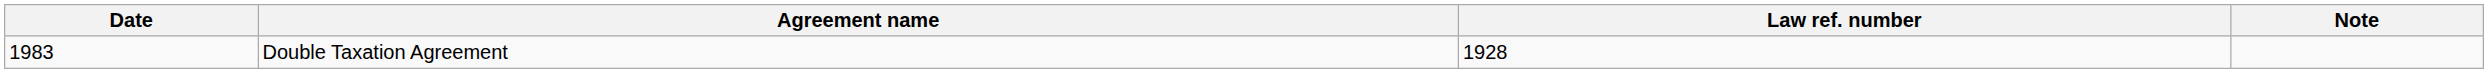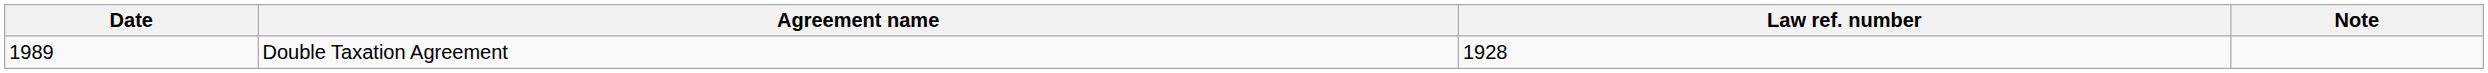(31, 52) 1983 -> (31, 52) 1989
